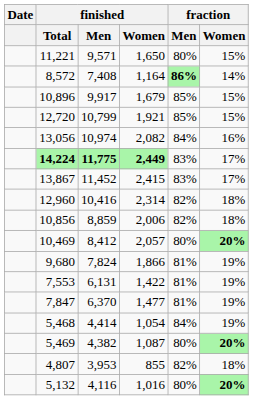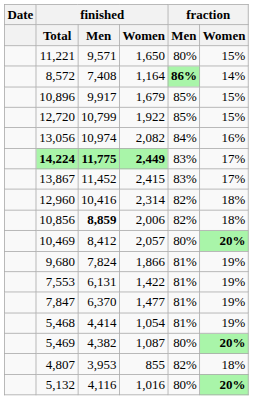(150, 117) 1,921 -> (150, 117) 1,922
(102, 220) normal -> (102, 220) bold
(185, 323) 84% -> (185, 323) 81%
